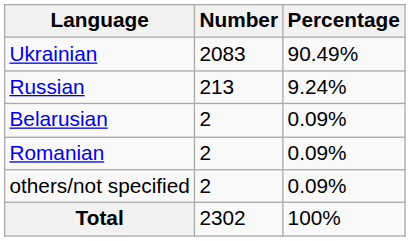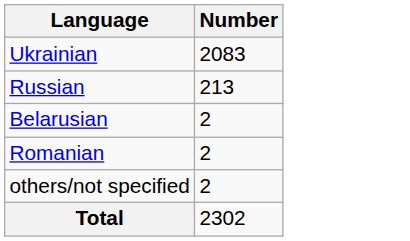- column: (344, 20)
